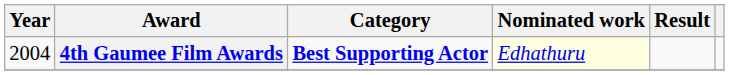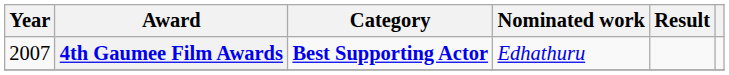(30, 53) 2004 -> (30, 53) 2007
(541, 53) lightyellow background -> (541, 53) no background
